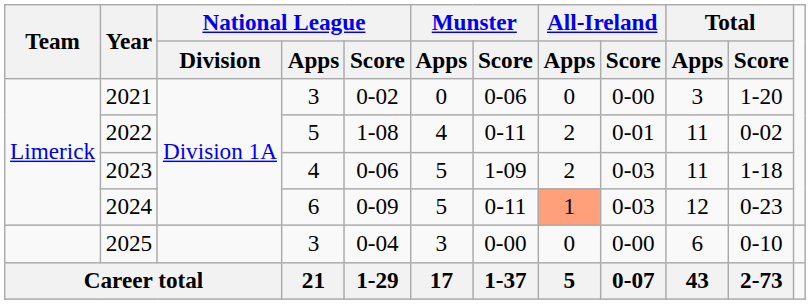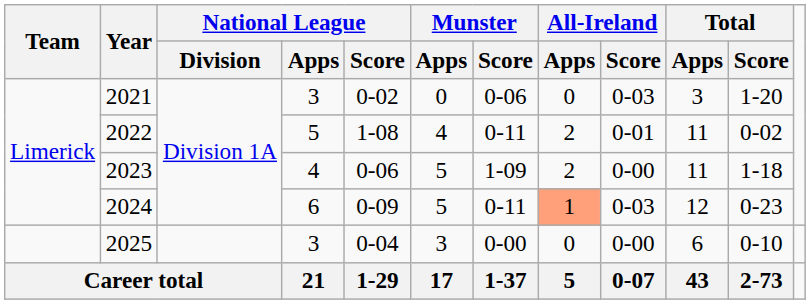(633, 96) 0-00 -> (633, 96) 0-03
(633, 170) 0-03 -> (633, 170) 0-00
